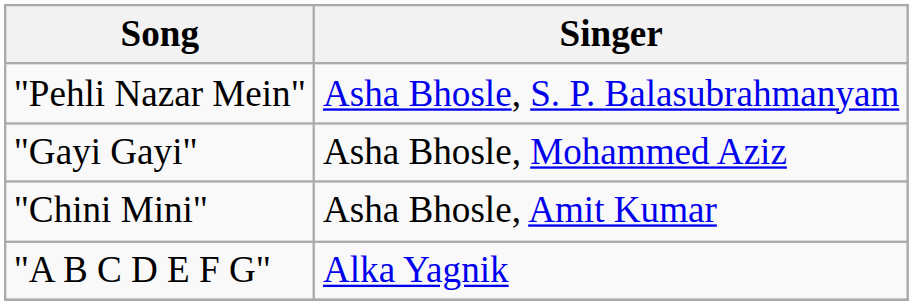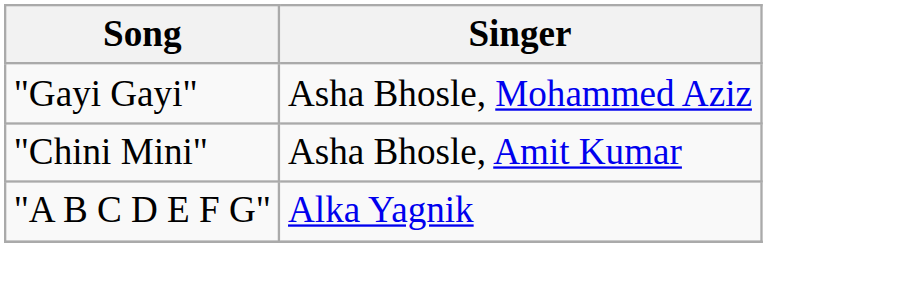- row: (160, 92)
